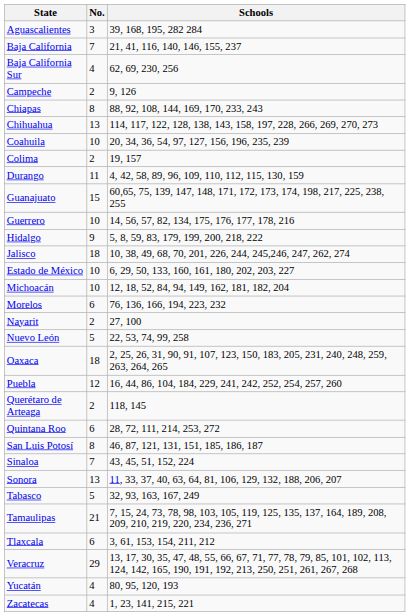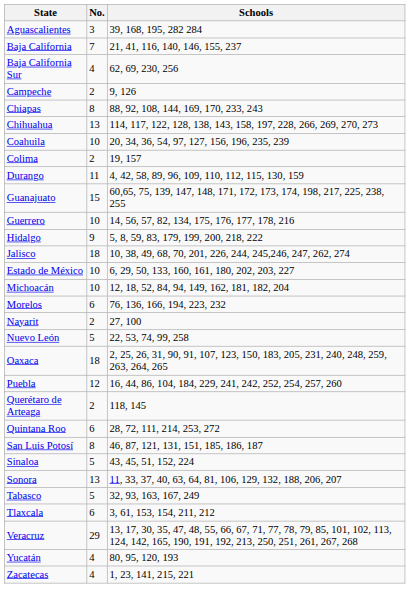(92, 462) 7 -> (92, 462) 5
- row: (31, 518)
